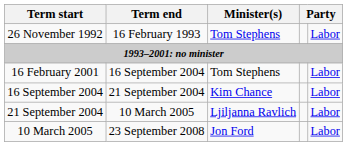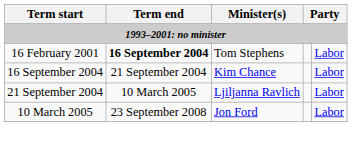- row: (55, 33)
(157, 72) normal -> (159, 53) bold
